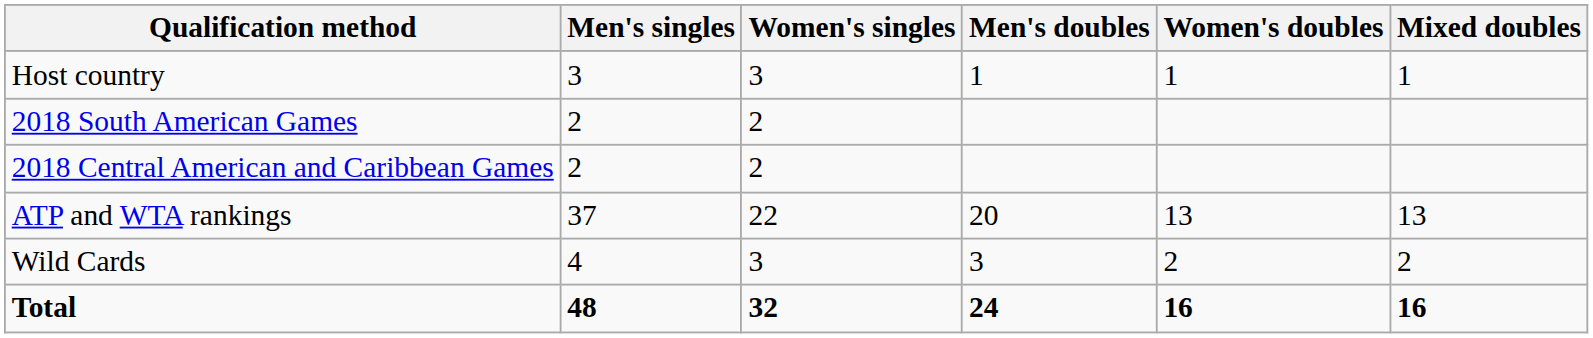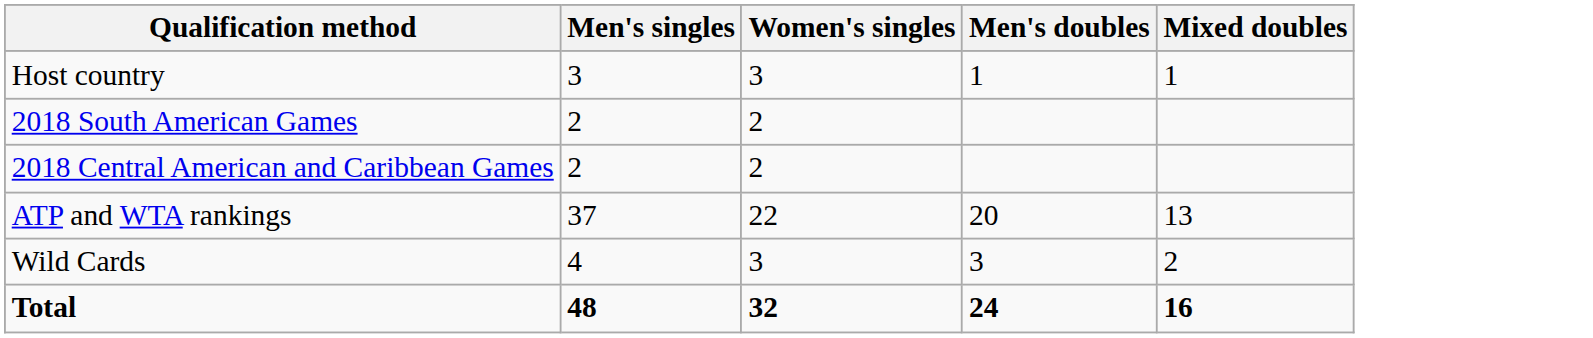- column: (1273, 27)
